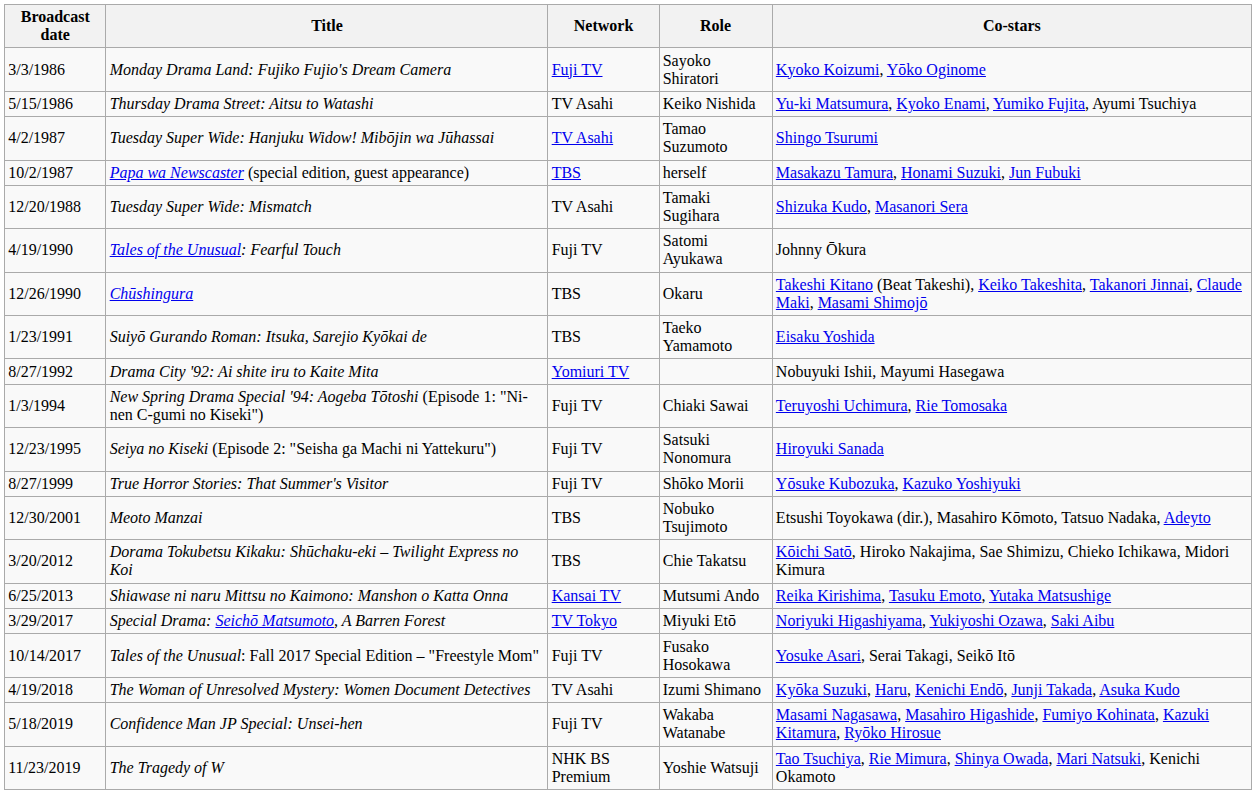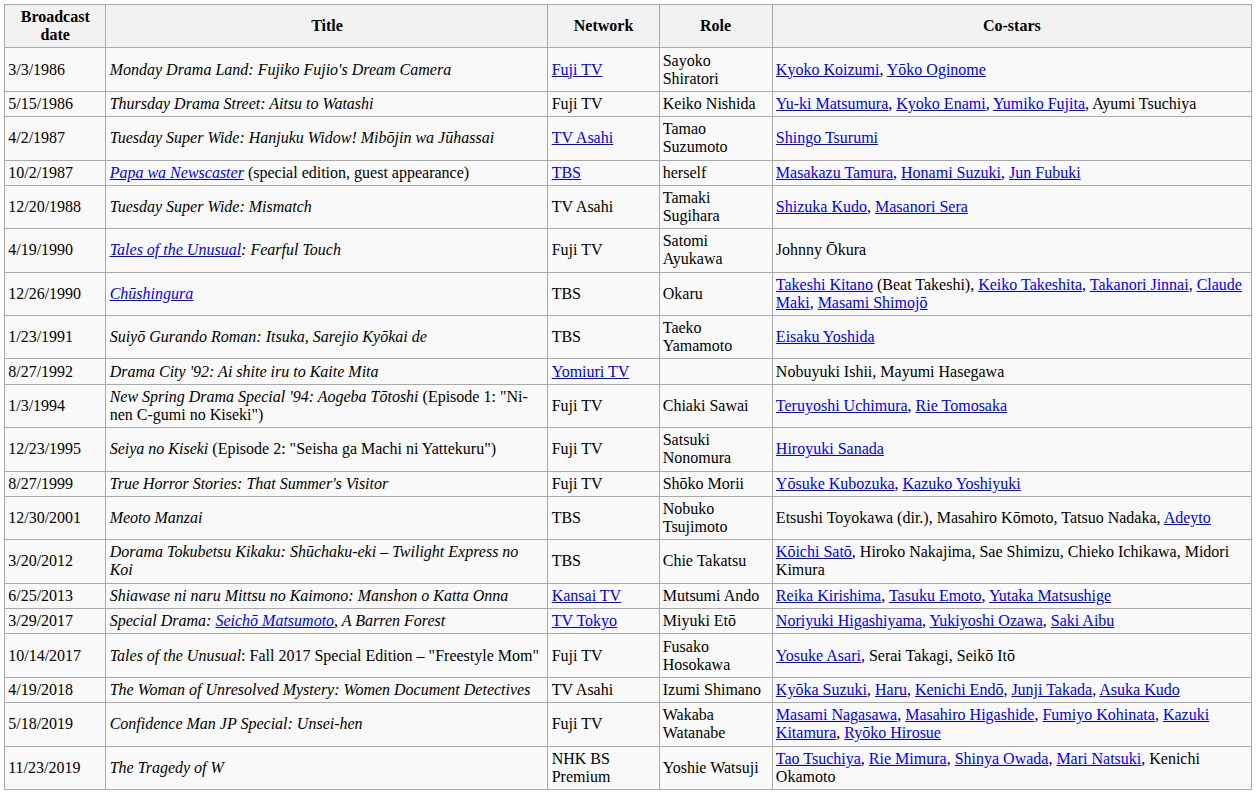(582, 103) TV Asahi -> (577, 103) Fuji TV
